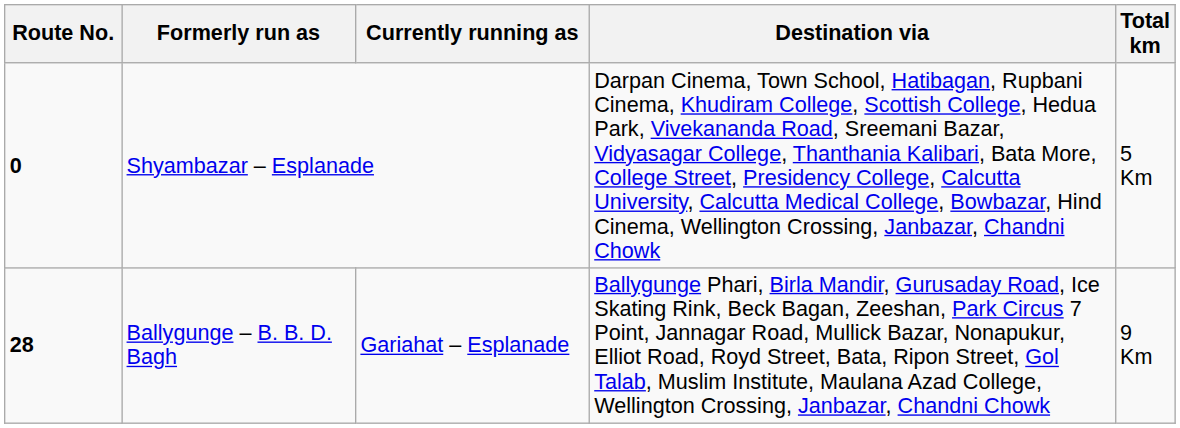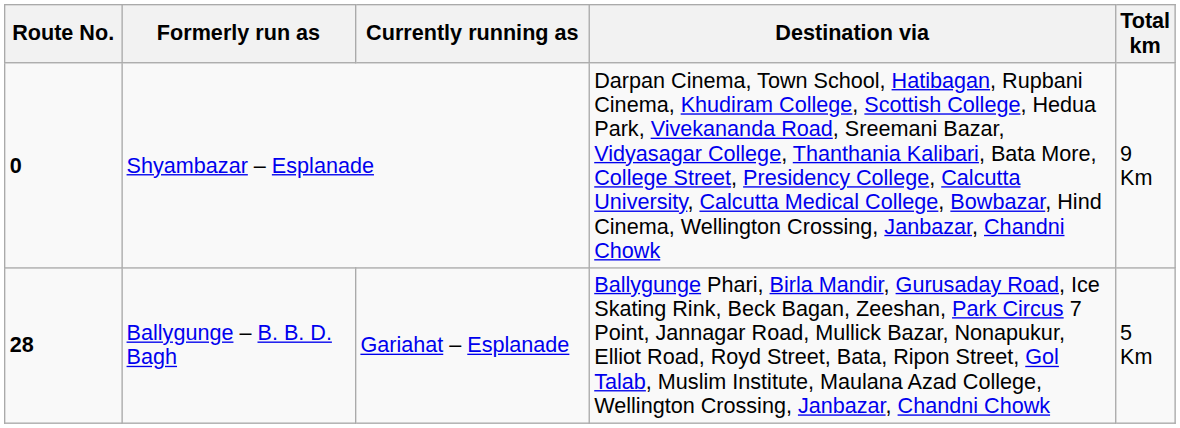(1136, 165) 5 Km -> (1136, 165) 9 Km
(1136, 345) 9 Km -> (1136, 345) 5 Km
